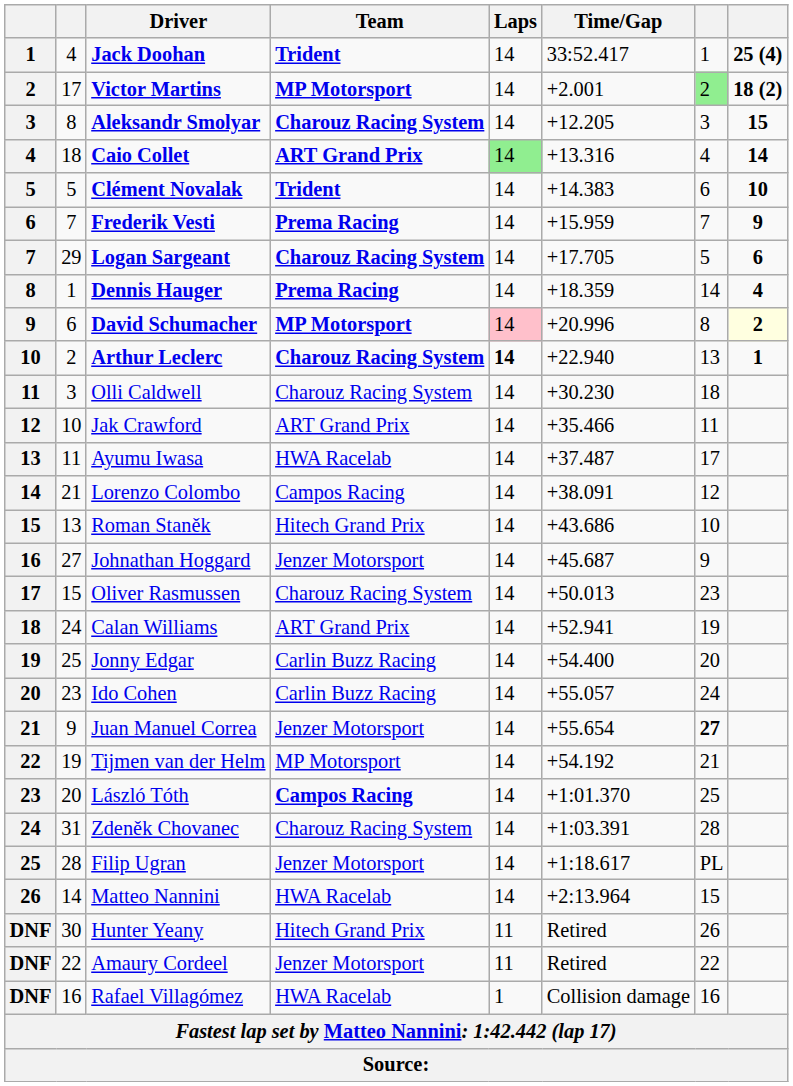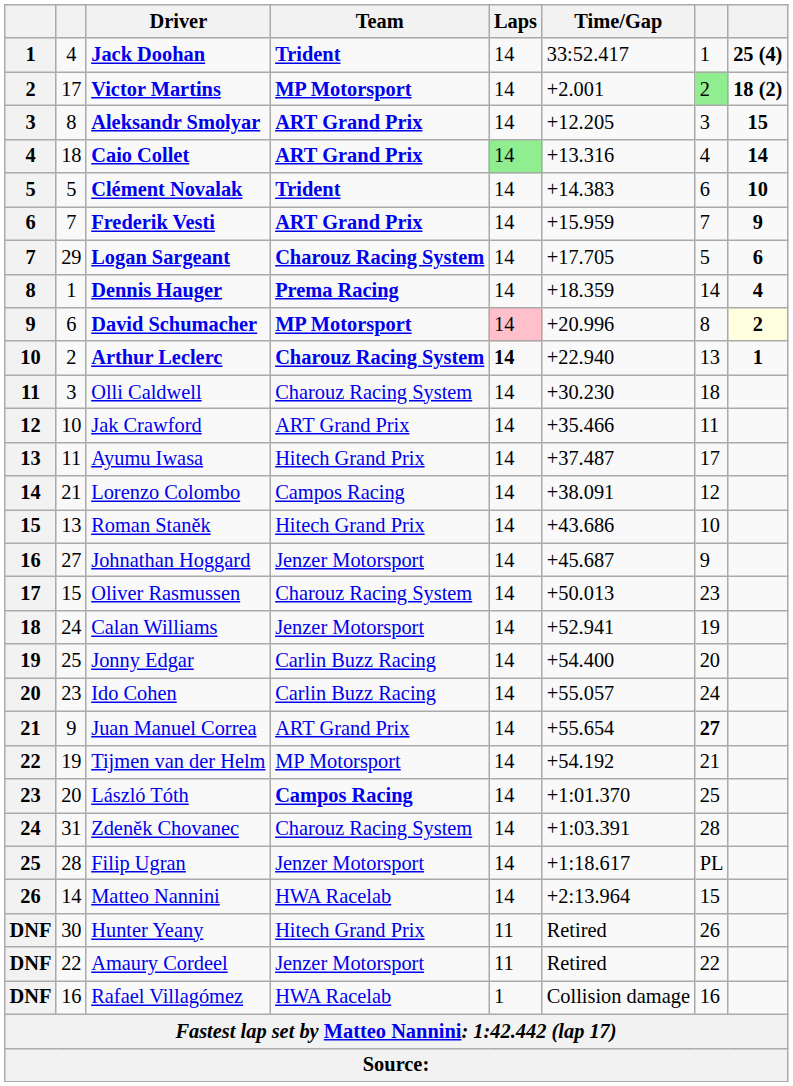(380, 121) Charouz Racing System -> (349, 121) ART Grand Prix
(337, 222) Prema Racing -> (349, 222) ART Grand Prix
(333, 458) HWA Racelab -> (350, 458) Hitech Grand Prix
(342, 626) ART Grand Prix -> (350, 626) Jenzer Motorsport
(350, 727) Jenzer Motorsport -> (342, 727) ART Grand Prix
